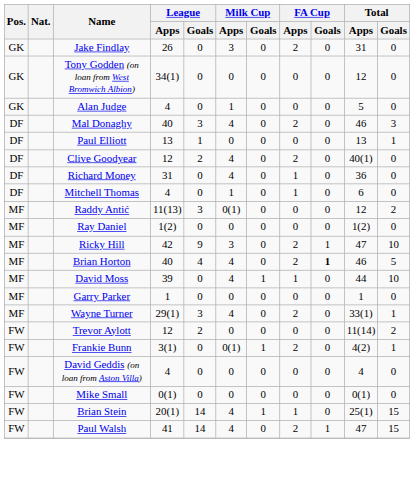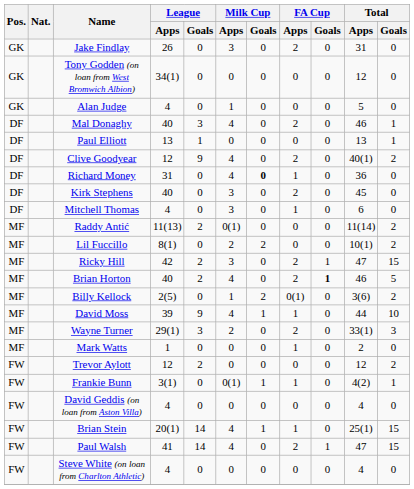(394, 123) 3 -> (394, 123) 1
(200, 158) 2 -> (200, 158) 9
(394, 158) 0 -> (394, 158) 2
(263, 175) normal -> (263, 175) bold
+ row: (102, 192)
(231, 192) 1 -> (231, 210) 3
(200, 210) 3 -> (200, 227) 2
(361, 210) 12 -> (361, 227) 11(14)
- row: (102, 227)
+ row: (102, 244)
(200, 244) 9 -> (200, 261) 2
(394, 244) 10 -> (394, 261) 15
(200, 261) 4 -> (200, 279) 2
+ row: (102, 296)
(200, 279) 0 -> (200, 313) 9
- row: (102, 296)
(231, 313) 4 -> (231, 330) 2
(394, 313) 1 -> (394, 330) 3
+ row: (102, 348)
(361, 330) 11(14) -> (361, 365) 12
(295, 348) 2 -> (295, 382) 1
- row: (102, 394)
+ row: (102, 470)
